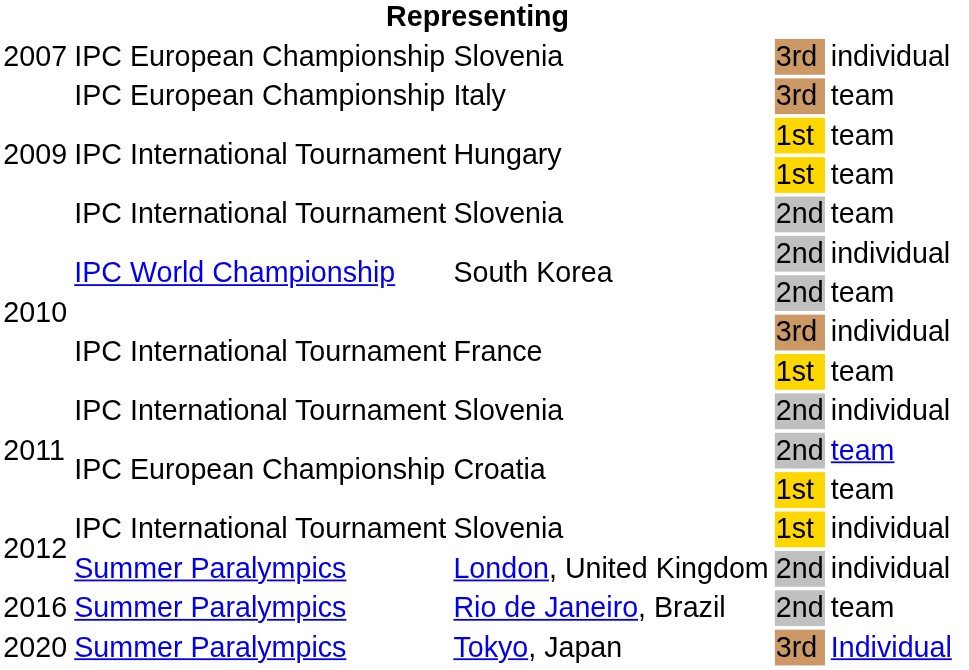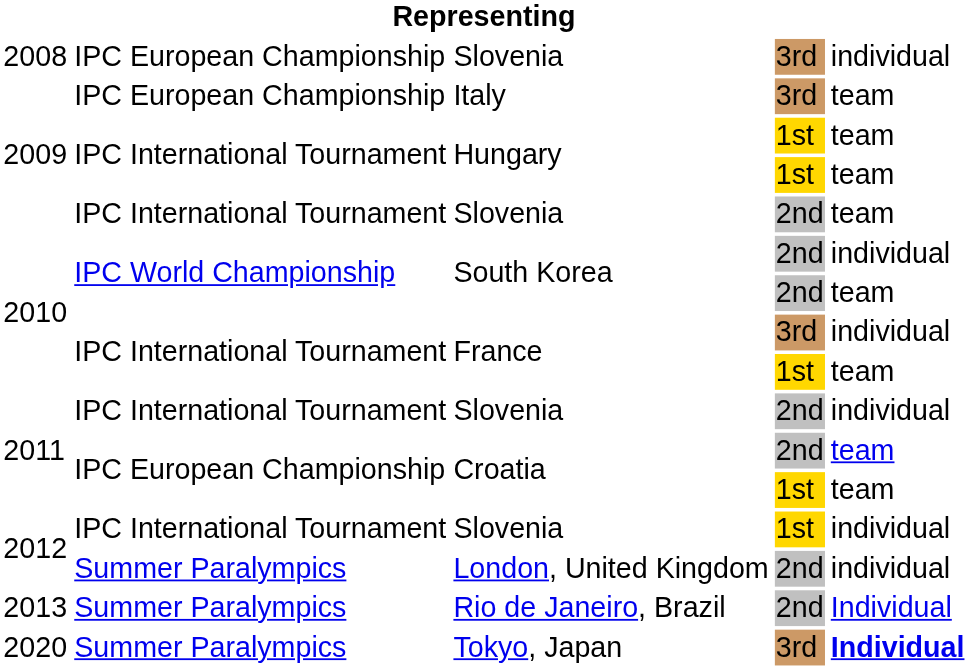(35, 56) 2007 -> (35, 56) 2008
(35, 607) 2016 -> (35, 607) 2013
(863, 607) team -> (891, 607) Individual
(891, 647) normal -> (898, 647) bold
